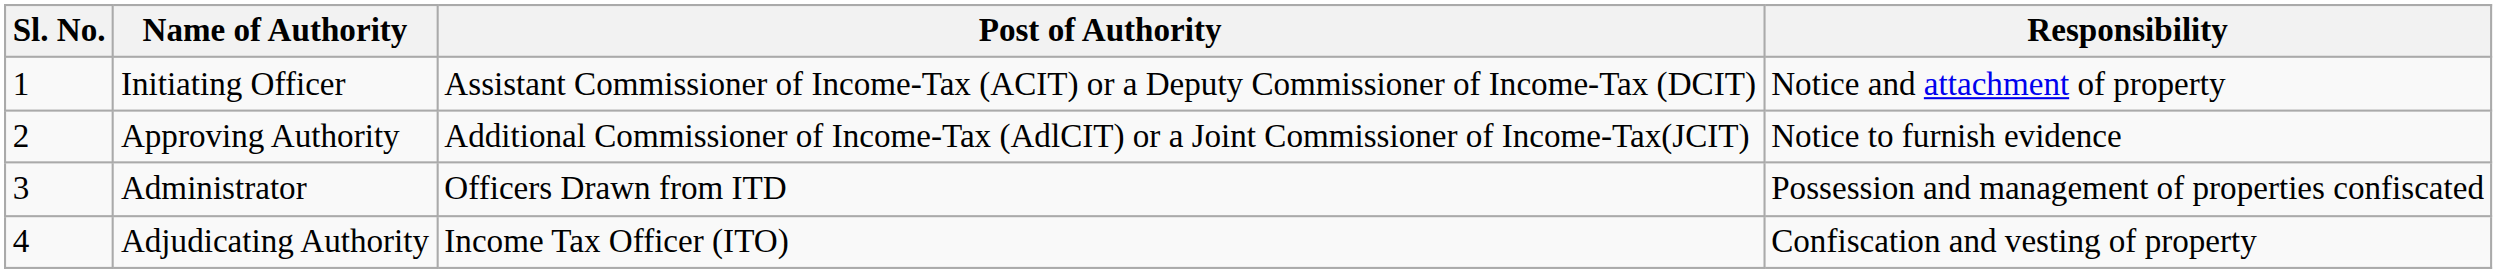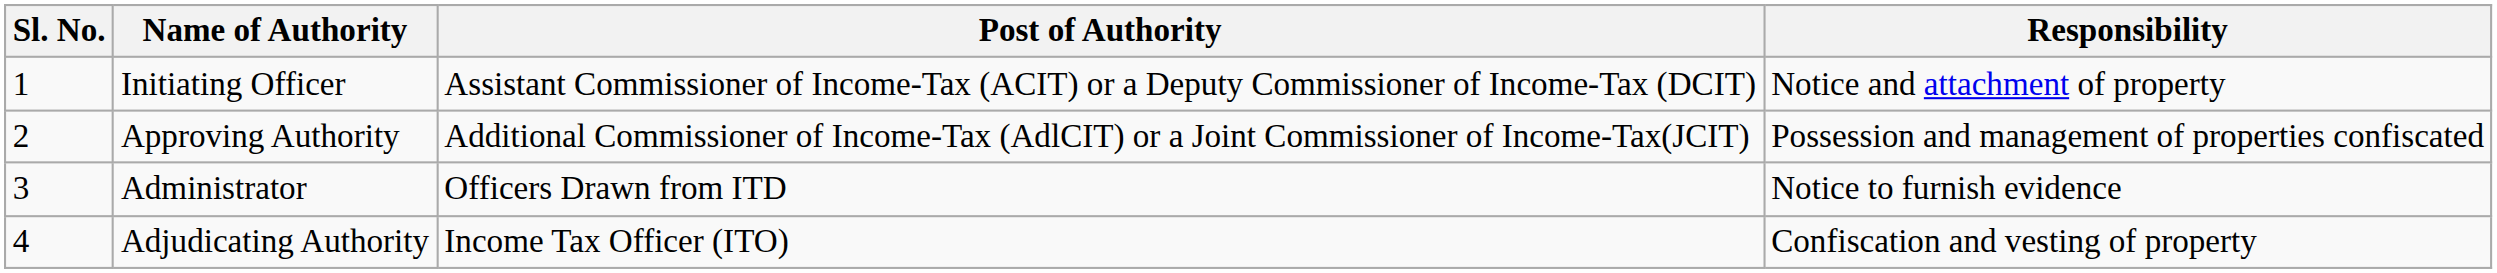(1946, 135) Notice to furnish evidence -> (2128, 135) Possession and management of properties confiscated
(2128, 188) Possession and management of properties confiscated -> (1946, 188) Notice to furnish evidence
